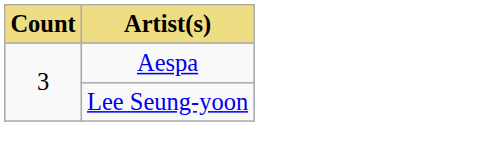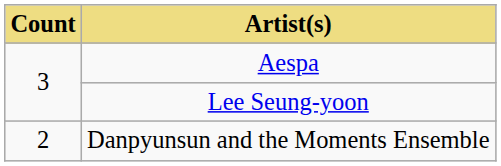+ row: (288, 140)
